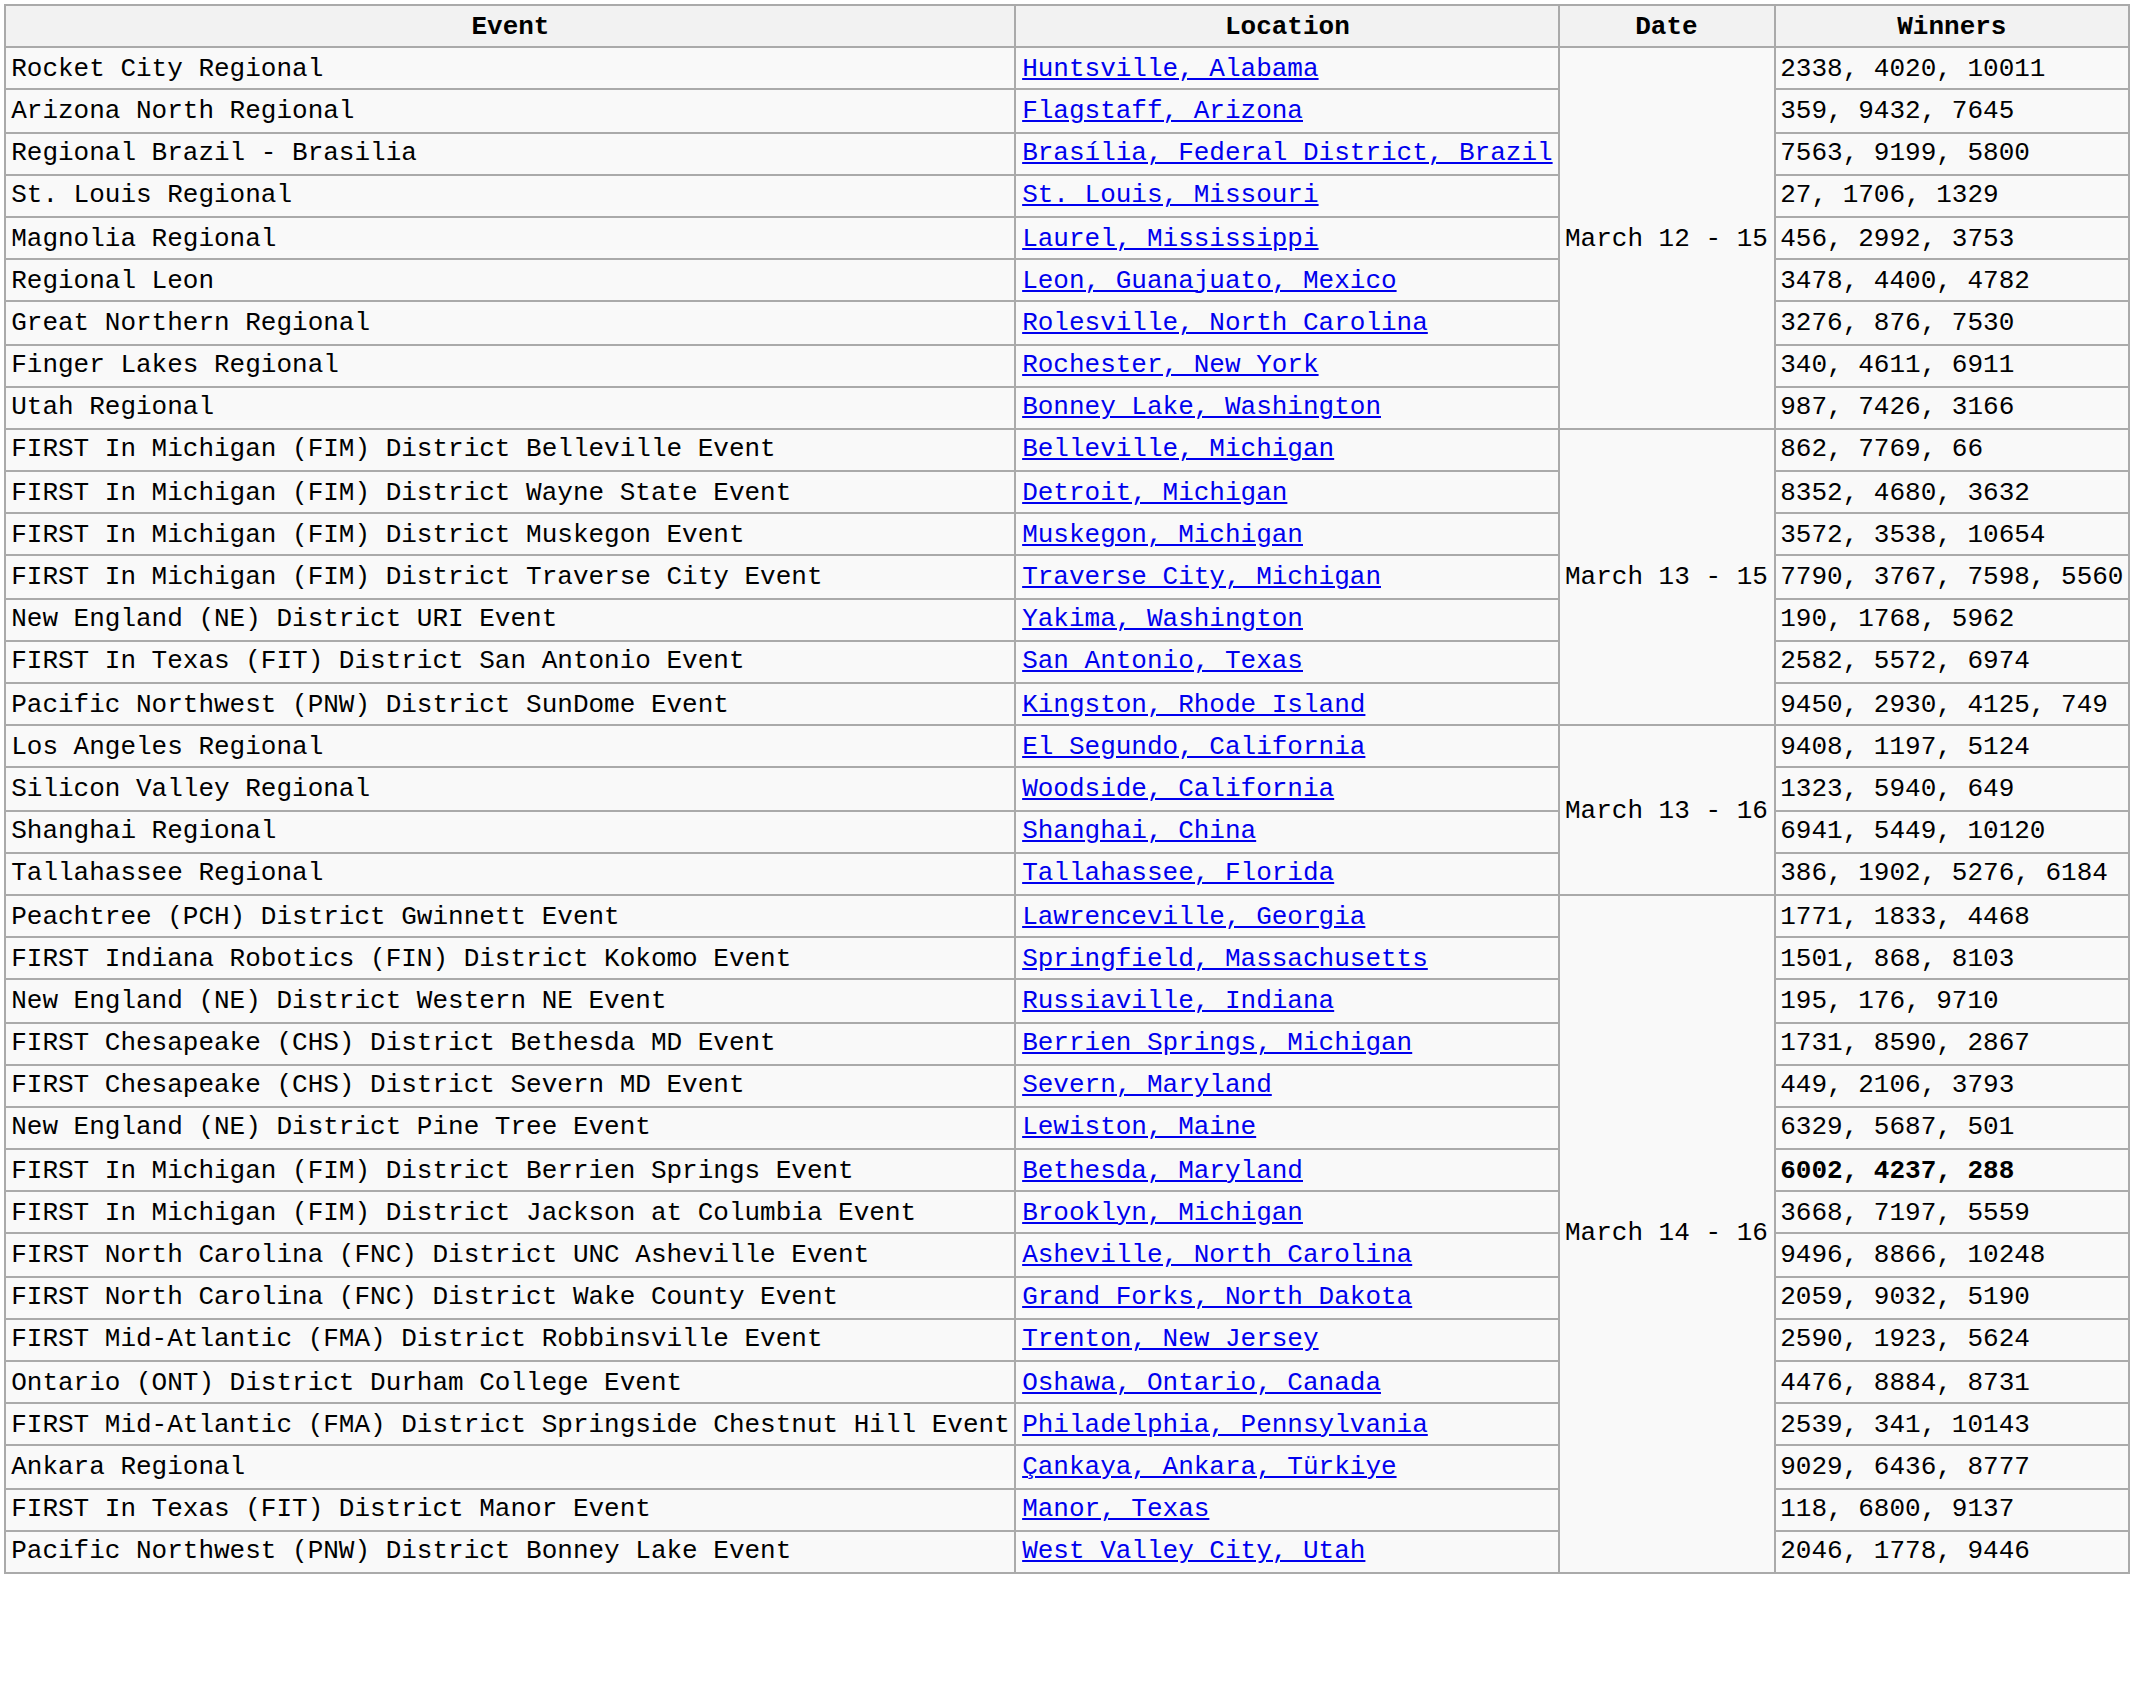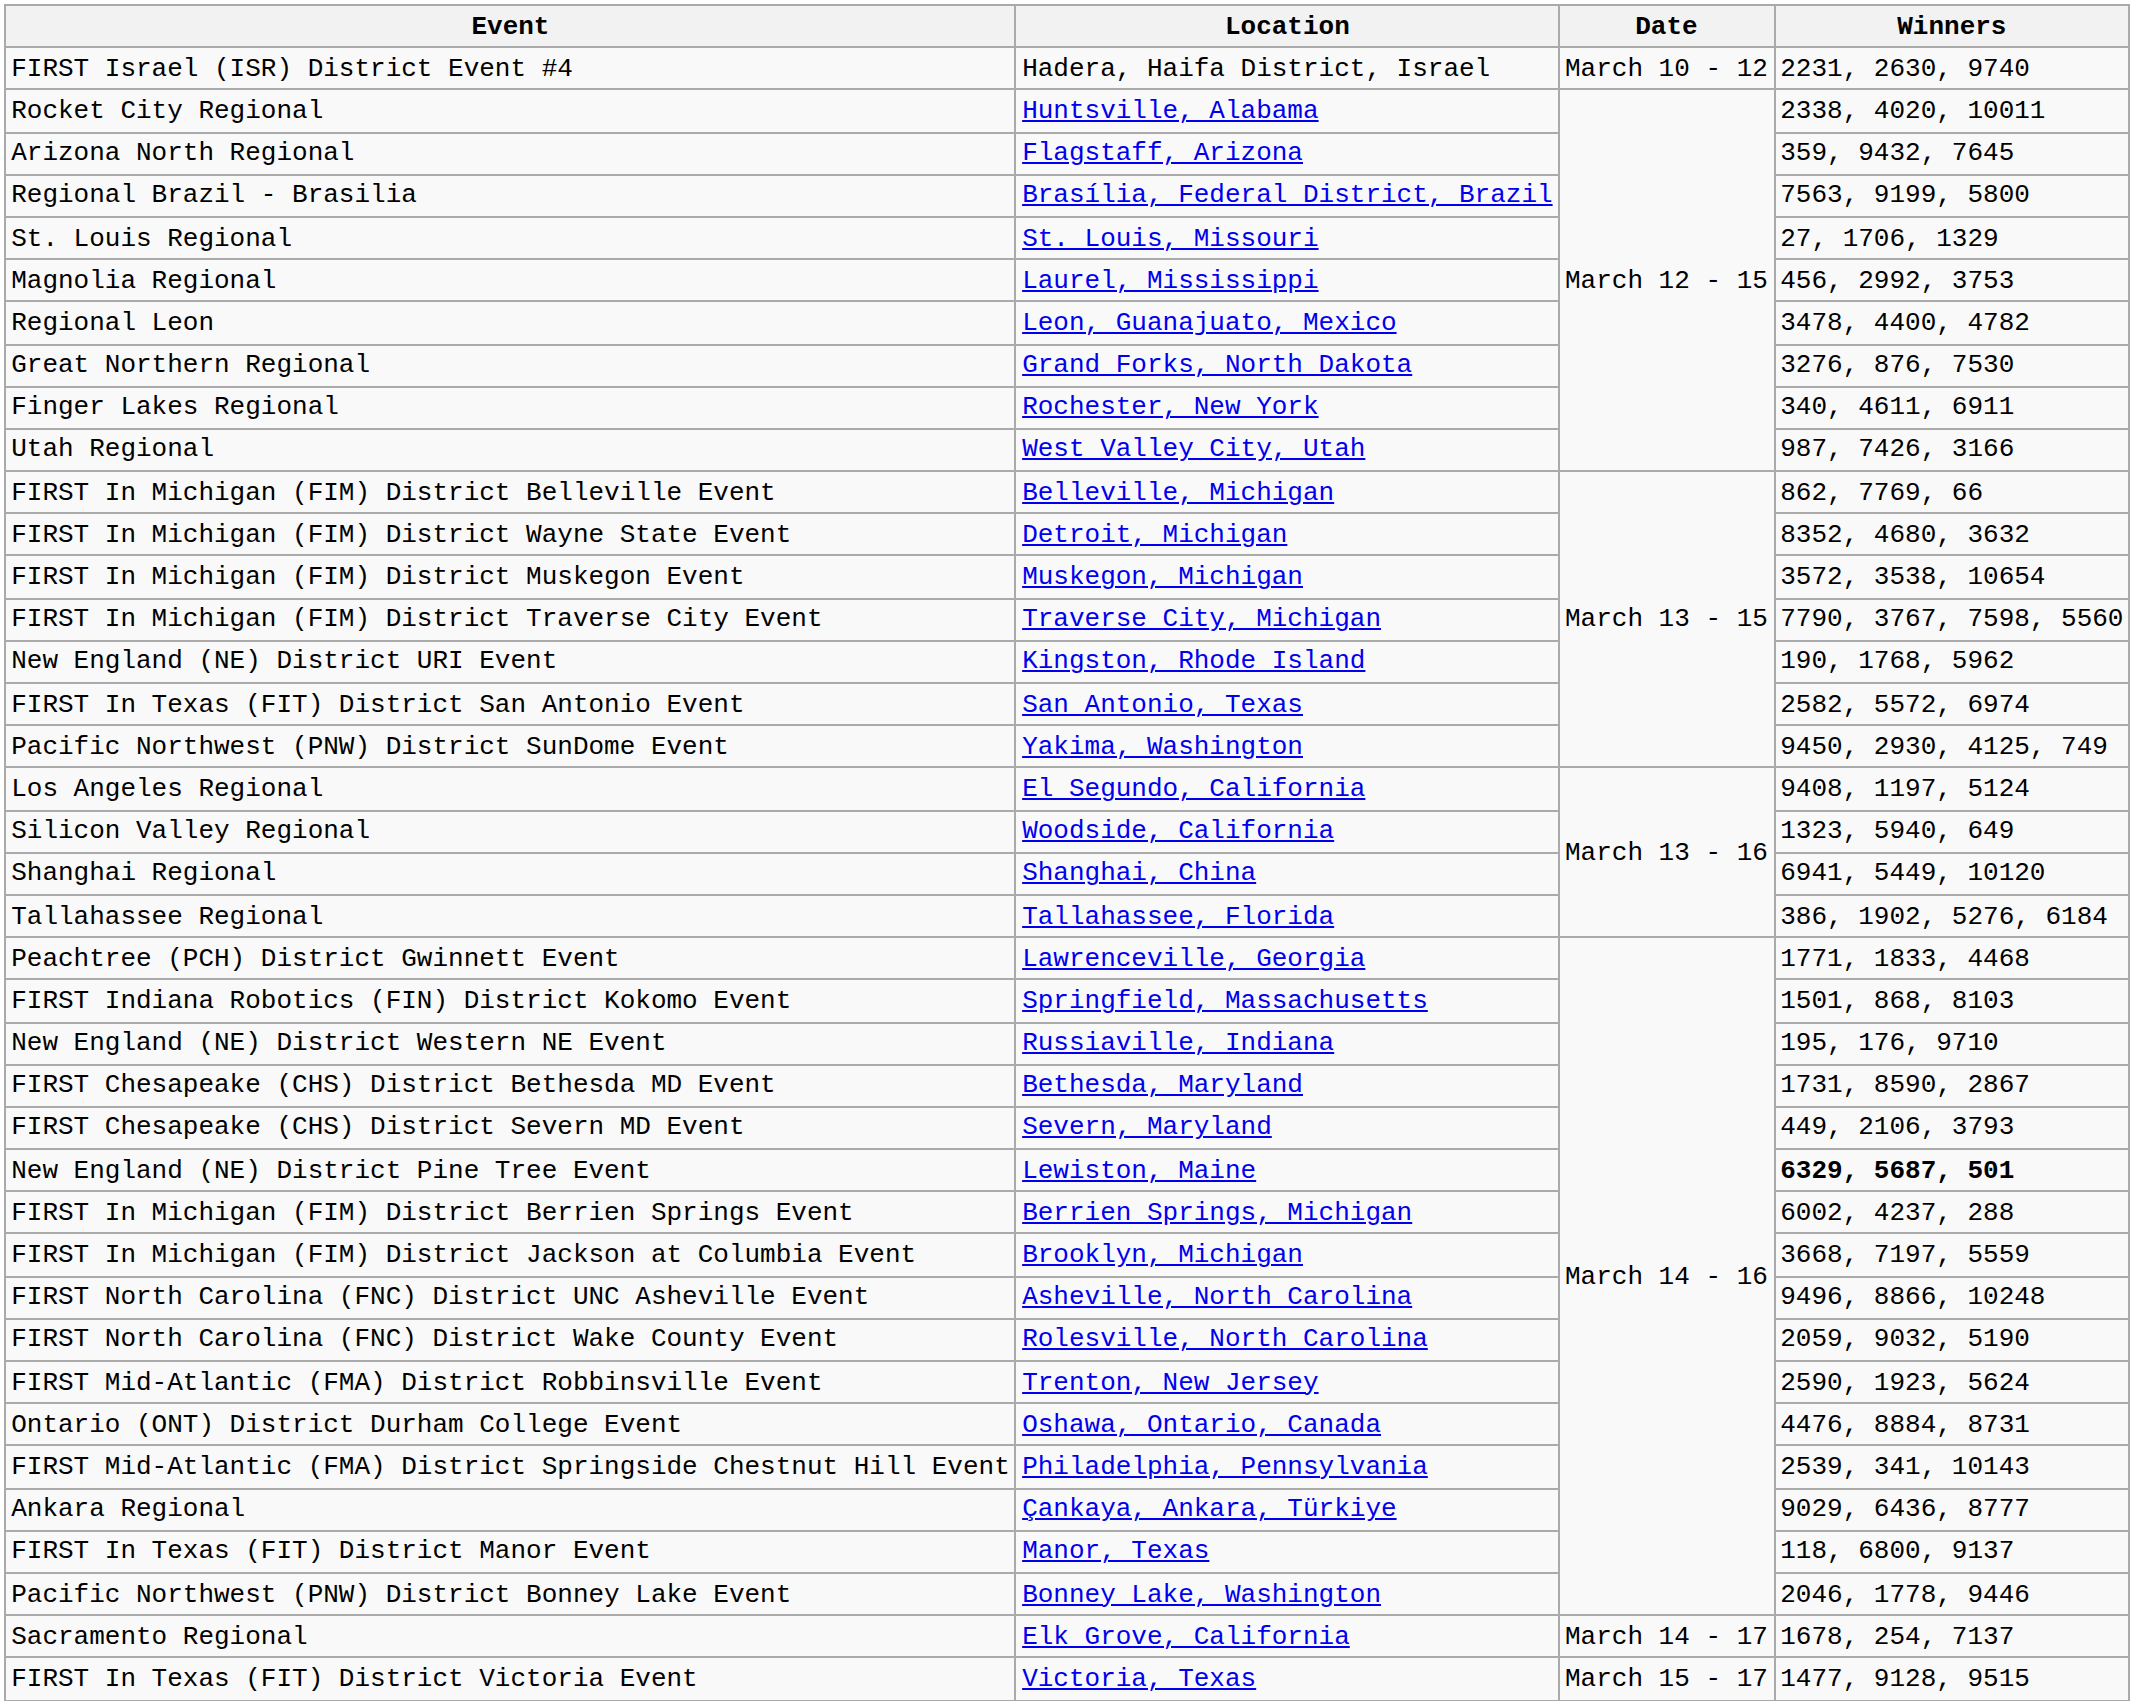+ row: (292, 69)
(1225, 323) Rolesville, North Carolina -> (1217, 365) Grand Forks, North Dakota
(1202, 408) Bonney Lake, Washington -> (1194, 450) West Valley City, Utah
(1163, 619) Yakima, Washington -> (1194, 662) Kingston, Rhode Island
(1194, 704) Kingston, Rhode Island -> (1163, 747) Yakima, Washington
(1217, 1043) Berrien Springs, Michigan -> (1163, 1086) Bethesda, Maryland
(1897, 1128) normal -> (1897, 1170) bold
(1163, 1170) Bethesda, Maryland -> (1217, 1213) Berrien Springs, Michigan
(1897, 1170) bold -> (1897, 1213) normal
(1217, 1297) Grand Forks, North Dakota -> (1225, 1340) Rolesville, North Carolina
(1194, 1552) West Valley City, Utah -> (1202, 1594) Bonney Lake, Washington
+ row: (159, 1636)
+ row: (354, 1679)
